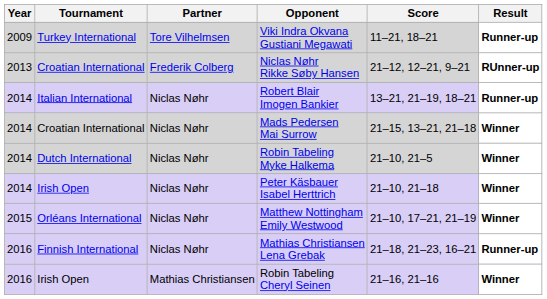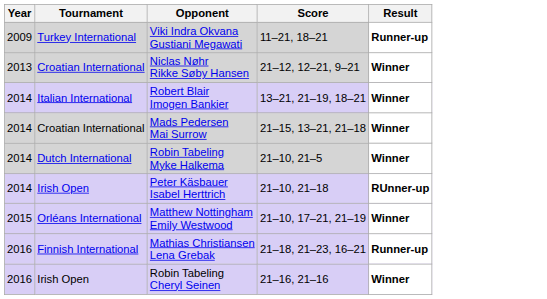- column: (202, 14)
(510, 68) RUnner-up -> (390, 68) Winner
(510, 98) Runner-up -> (390, 98) Winner
(500, 189) Winner -> (400, 189) RUnner-up
